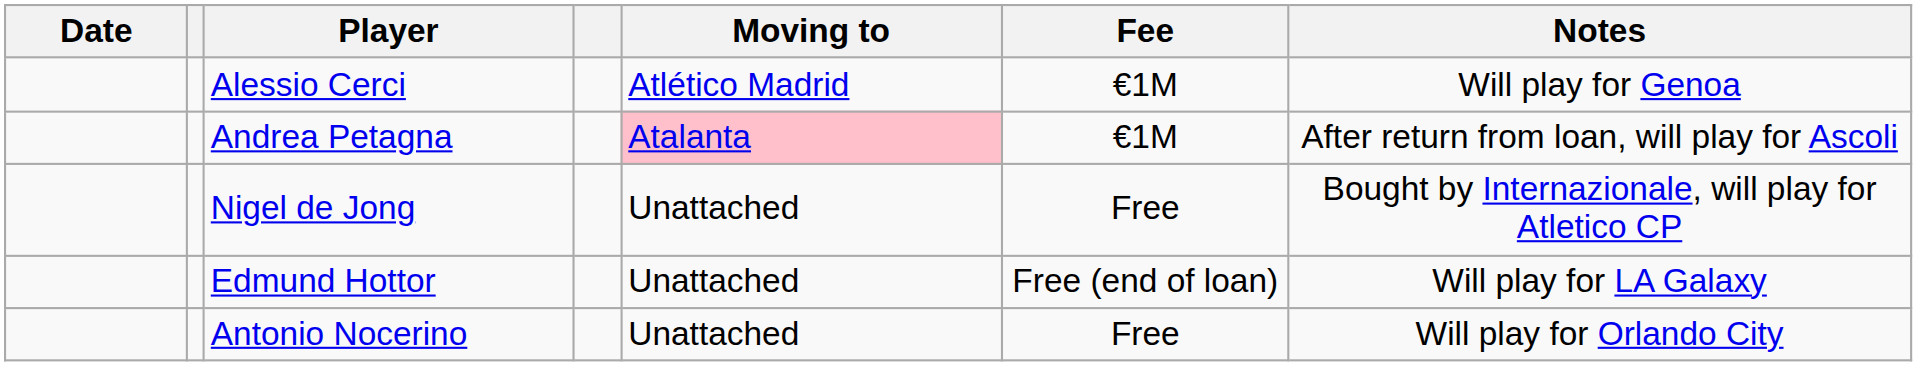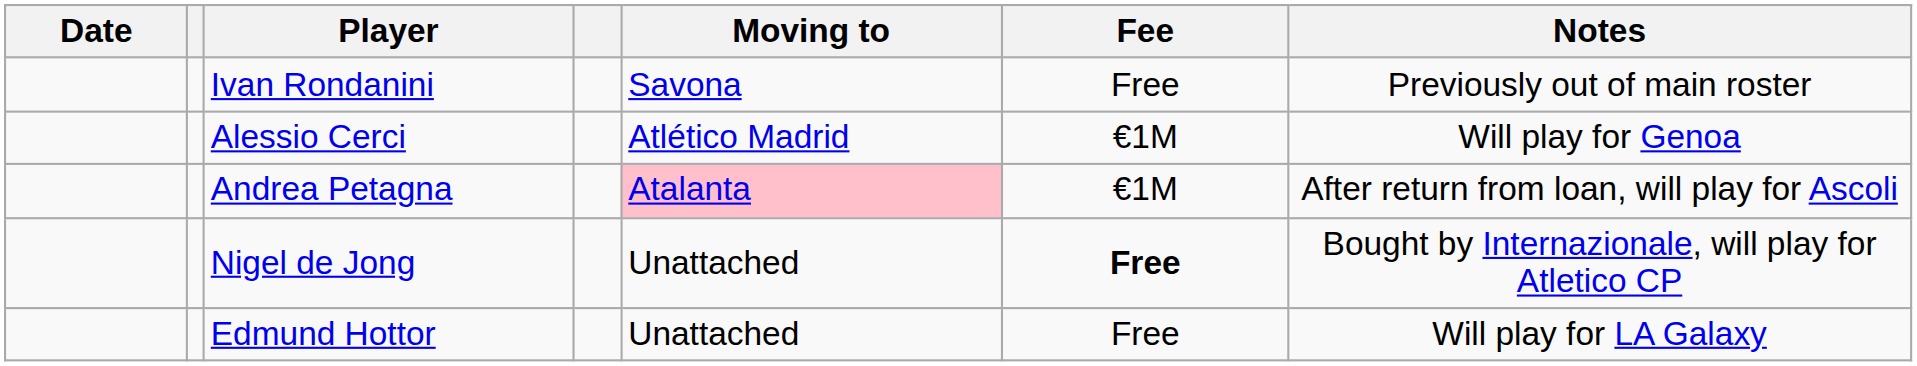+ row: (322, 84)
(1145, 208) normal -> (1145, 261) bold
(1145, 280) Free (end of loan) -> (1145, 333) Free
- row: (339, 333)
